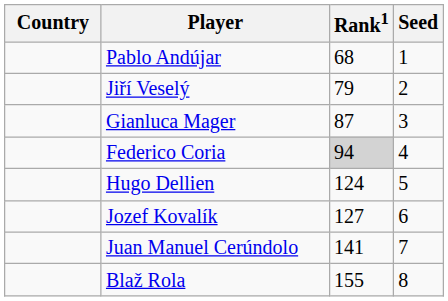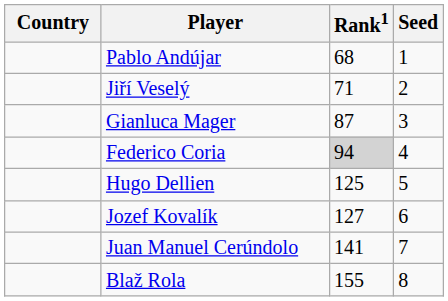(344, 89) 79 -> (344, 89) 71
(349, 184) 124 -> (349, 184) 125
